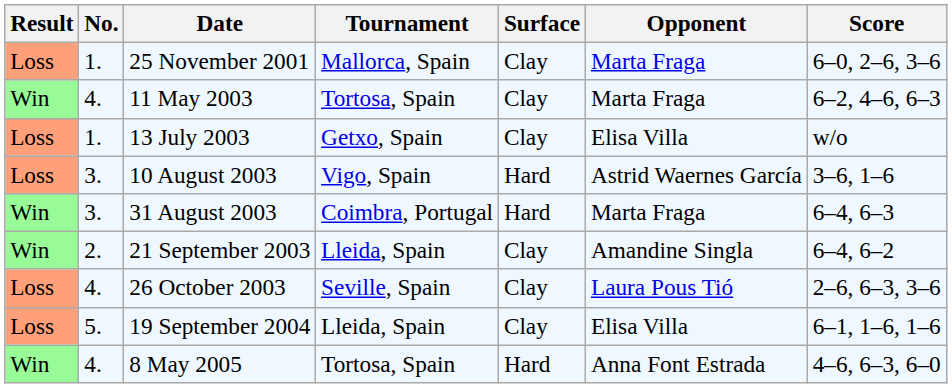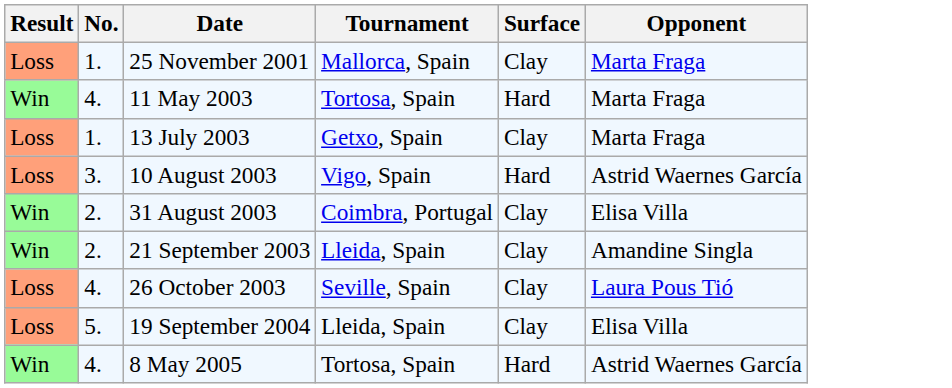- column: (877, 22)
(526, 98) Clay -> (527, 98) Hard
(639, 136) Elisa Villa -> (648, 136) Marta Fraga
(93, 211) 3. -> (93, 211) 2.
(527, 211) Hard -> (526, 211) Clay
(648, 211) Marta Fraga -> (639, 211) Elisa Villa
(678, 362) Anna Font Estrada -> (696, 362) Astrid Waernes García
